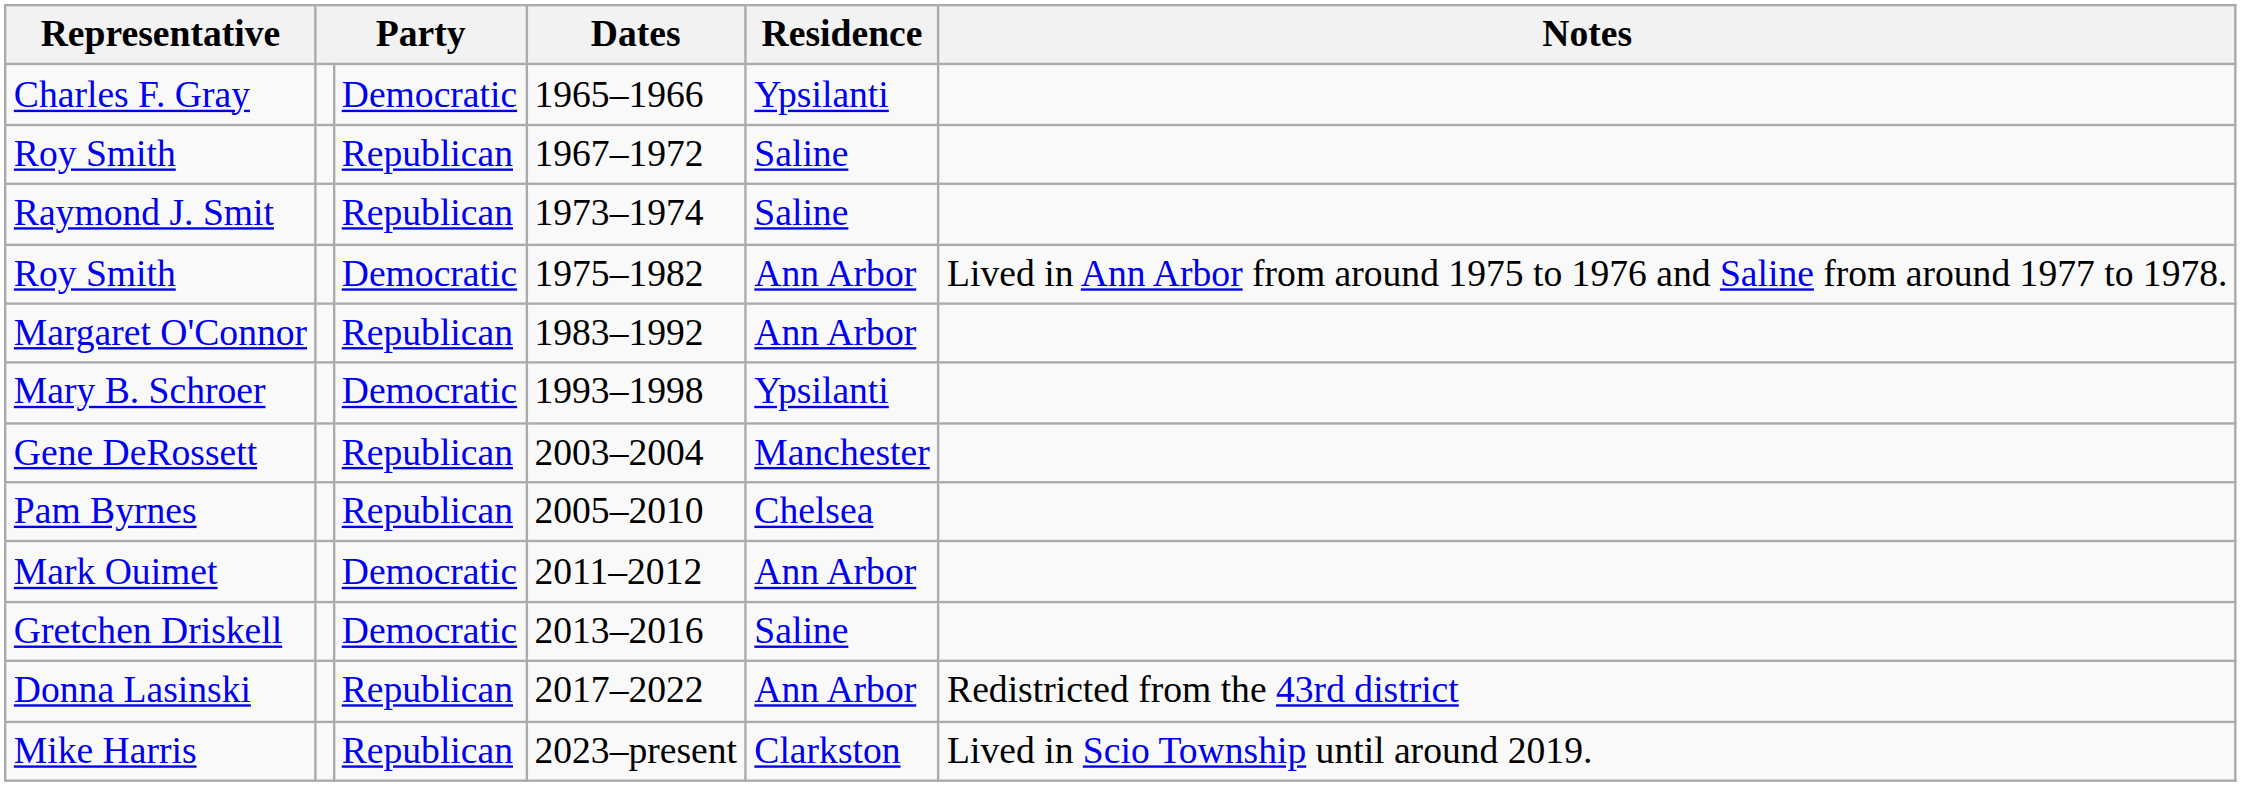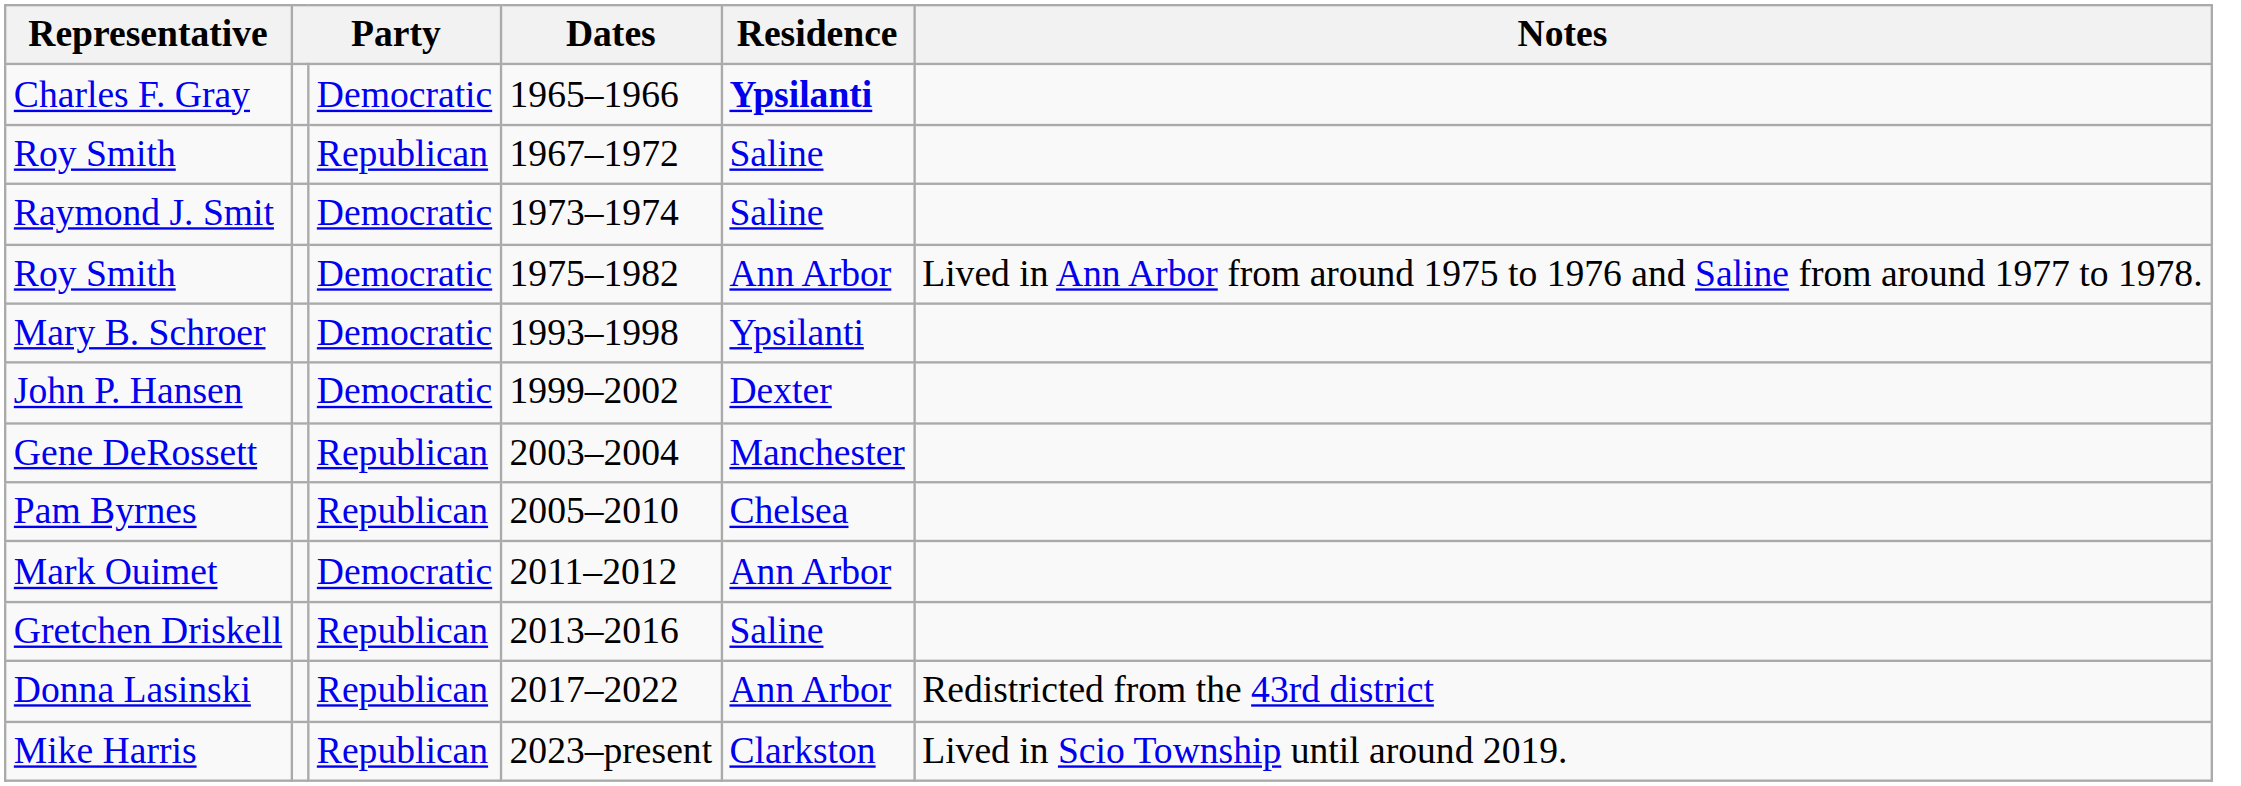(822, 93) normal -> (801, 93) bold
(427, 213) Republican -> (405, 213) Democratic
- row: (160, 332)
+ row: (128, 392)
(429, 630) Democratic -> (402, 630) Republican
